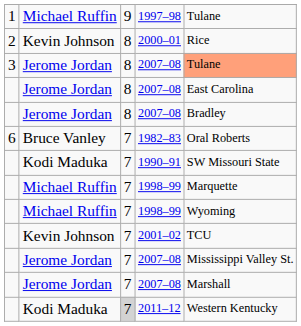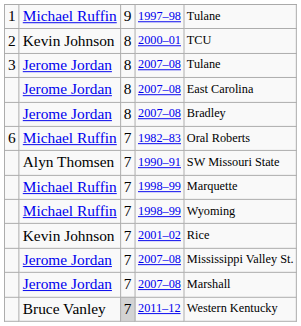(198, 41) Rice -> (199, 41) TCU
(204, 65) lightsalmon background -> (204, 65) no background
(64, 138) Bruce Vanley -> (70, 138) Michael Ruffin
(65, 162) Kodi Maduka -> (69, 162) Alyn Thomsen
(199, 235) TCU -> (198, 235) Rice
(65, 308) Kodi Maduka -> (64, 308) Bruce Vanley
